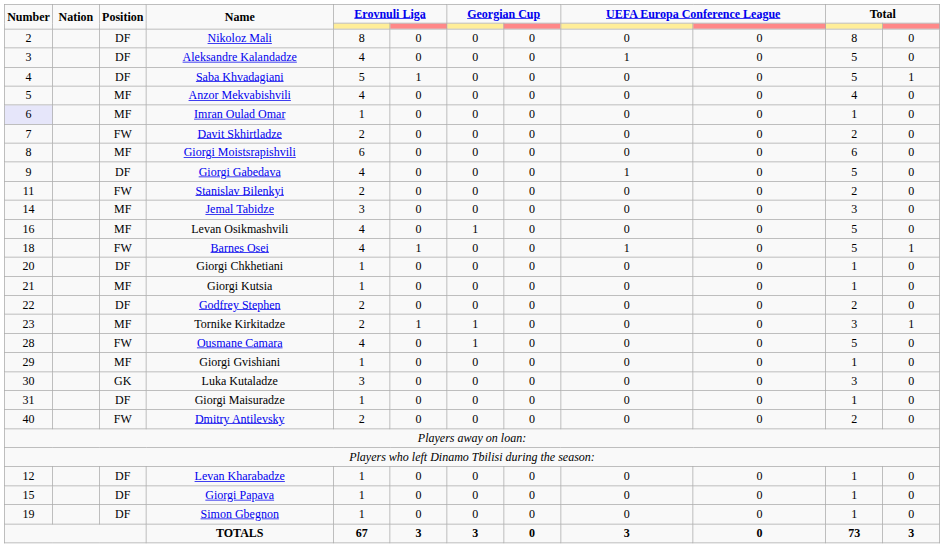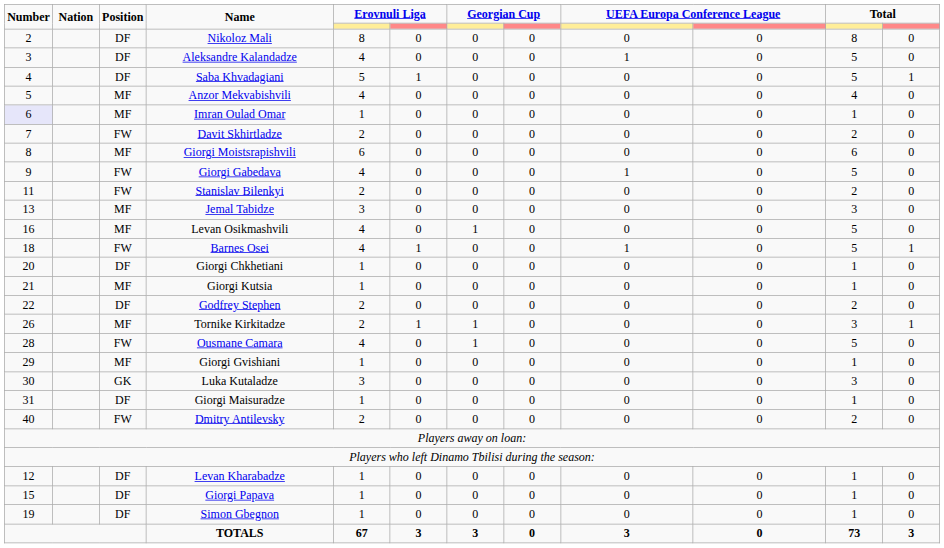(123, 171) DF -> (123, 171) FW
(28, 209) 14 -> (28, 209) 13
(28, 324) 23 -> (28, 324) 26
